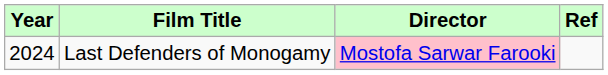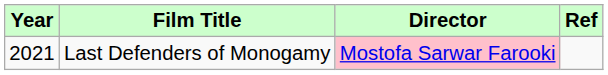(32, 52) 2024 -> (32, 52) 2021
